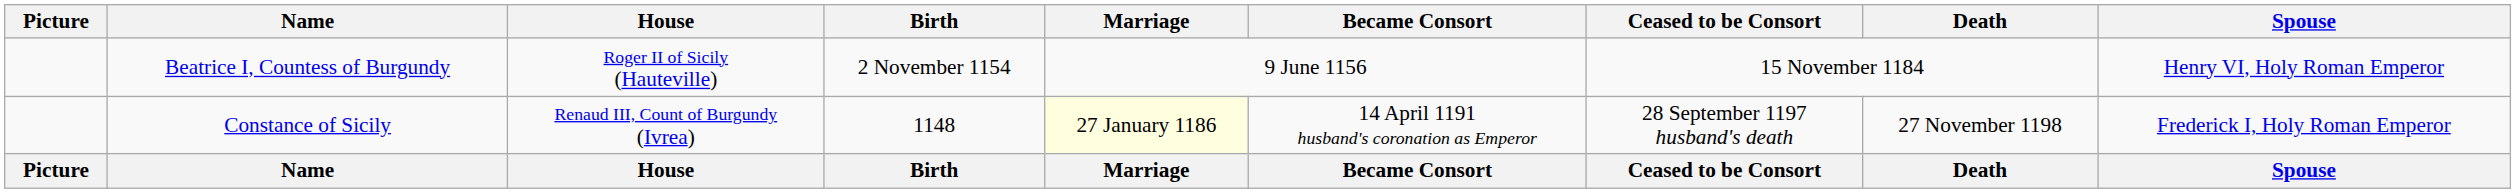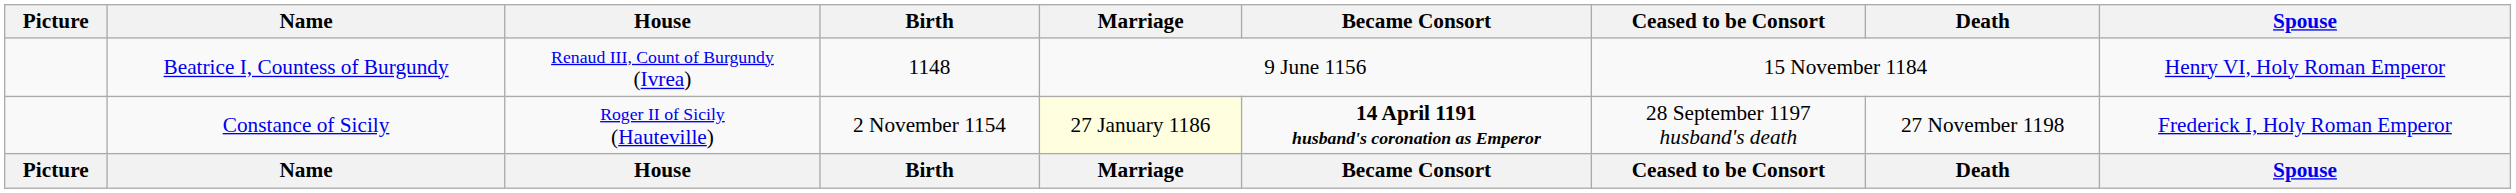(666, 68) Roger II of Sicily (Hauteville) -> (662, 68) Renaud III, Count of Burgundy (Ivrea)
(934, 67) 2 November 1154 -> (929, 67) 1148
(666, 126) Renaud III, Count of Burgundy (Ivrea) -> (662, 126) Roger II of Sicily (Hauteville)
(934, 124) 1148 -> (929, 124) 2 November 1154
(1417, 124) normal -> (1416, 124) bold
